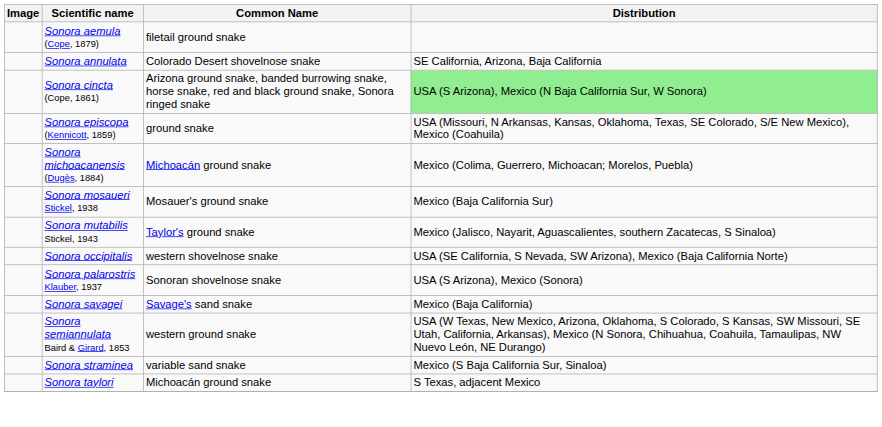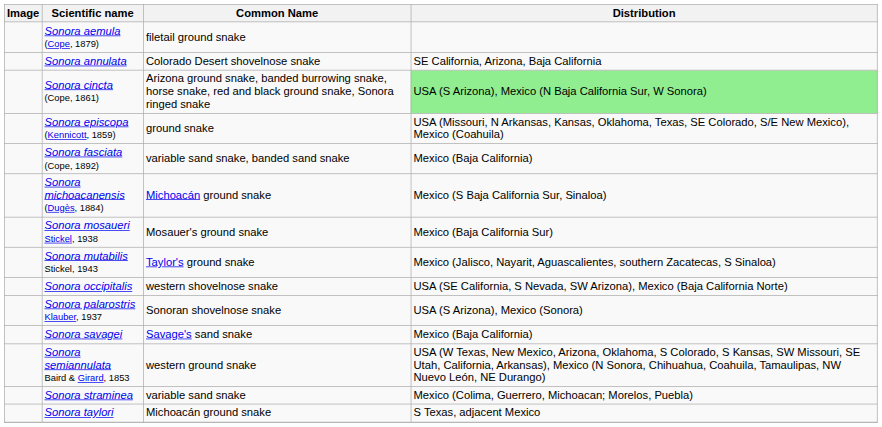+ row: (83, 158)
(553, 165) Mexico (Colima, Guerrero, Michoacan; Morelos, Puebla) -> (510, 195) Mexico (S Baja California Sur, Sinaloa)
(510, 365) Mexico (S Baja California Sur, Sinaloa) -> (553, 395) Mexico (Colima, Guerrero, Michoacan; Morelos, Puebla)
